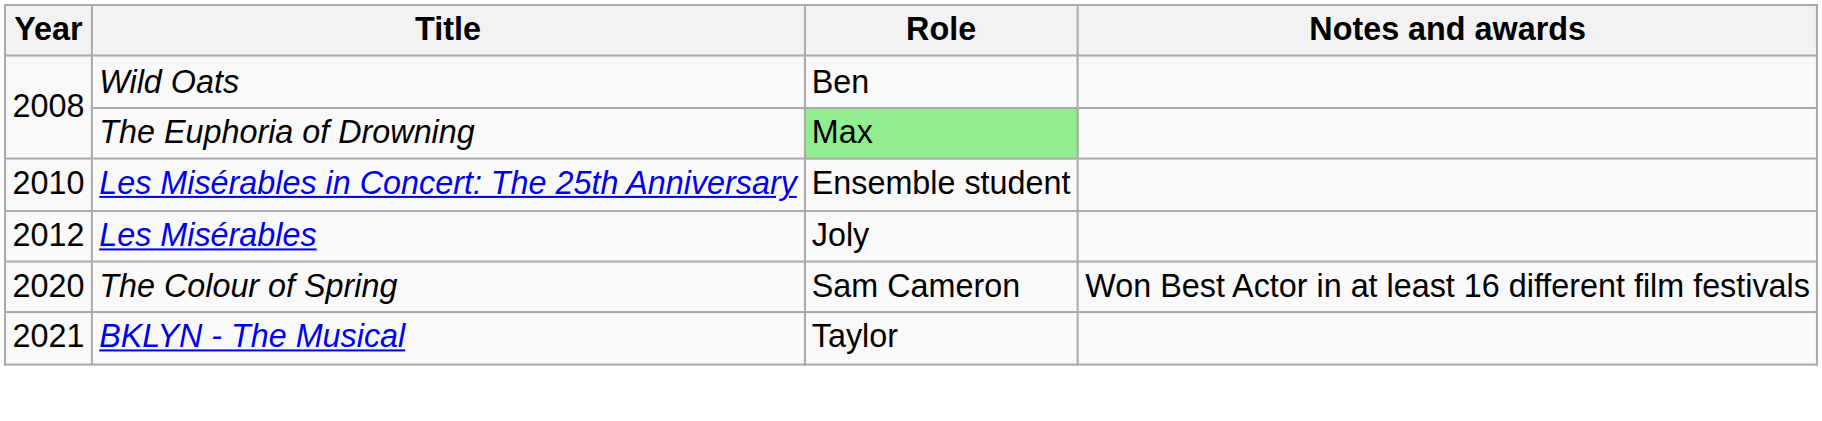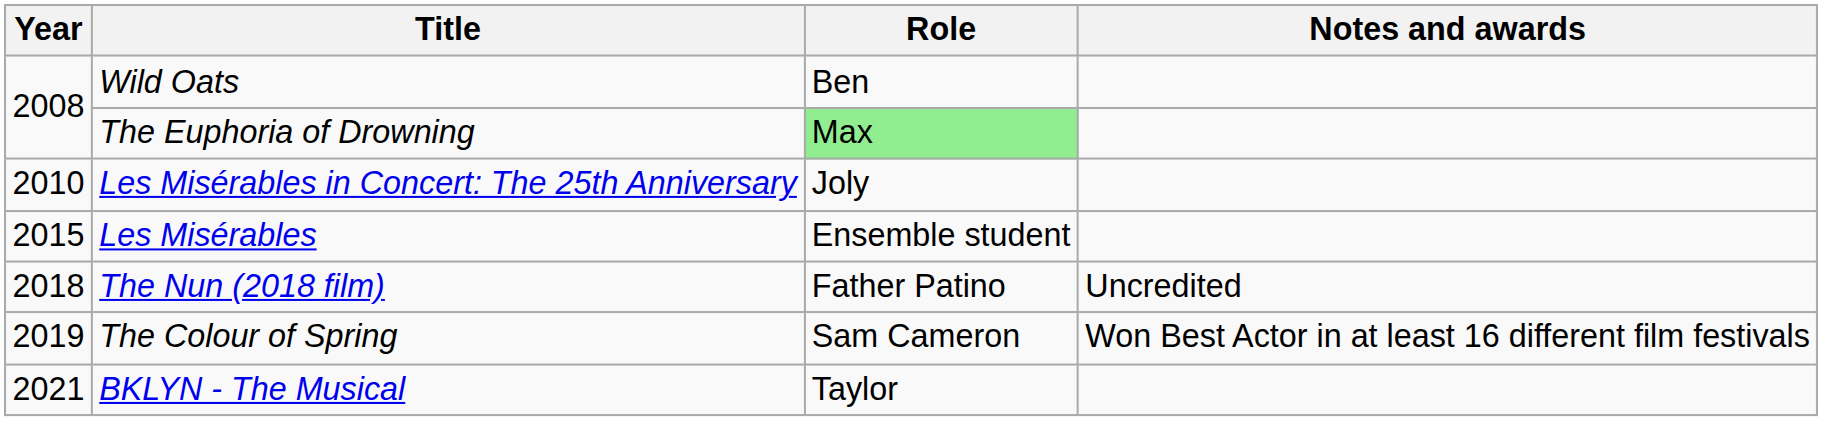(941, 183) Ensemble student -> (840, 183) Joly
(48, 235) 2012 -> (48, 235) 2015
(840, 235) Joly -> (941, 235) Ensemble student
+ row: (242, 286)
(48, 286) 2020 -> (48, 337) 2019
